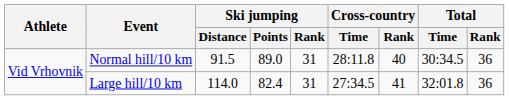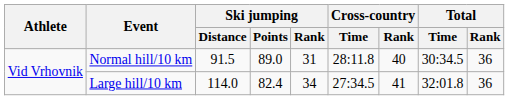(309, 83) 31 -> (309, 83) 34
